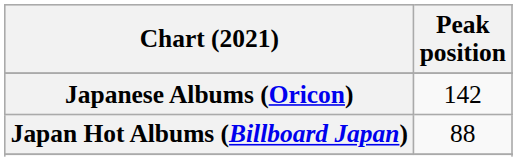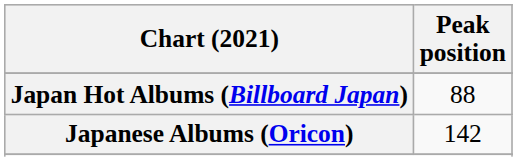rows swapped: (209, 133) <-> (209, 93)
